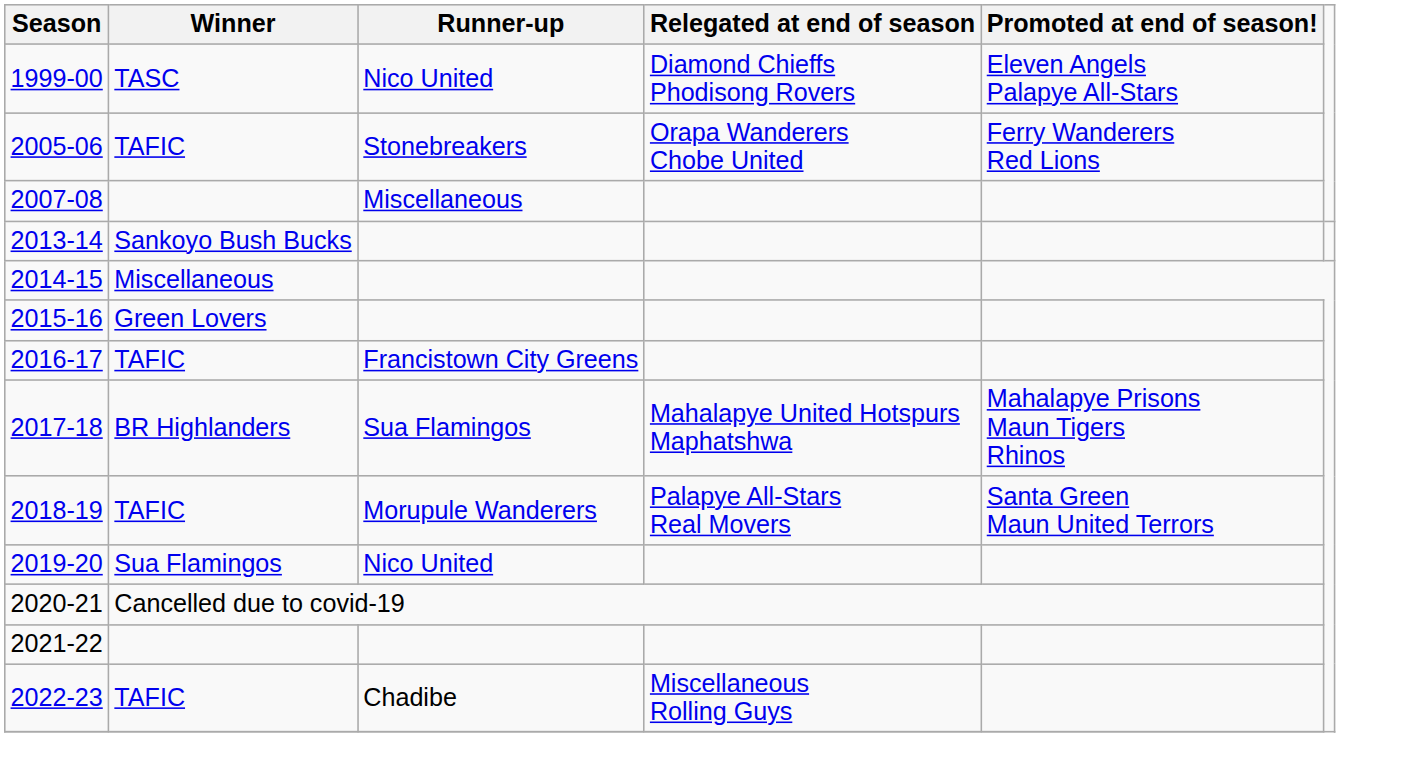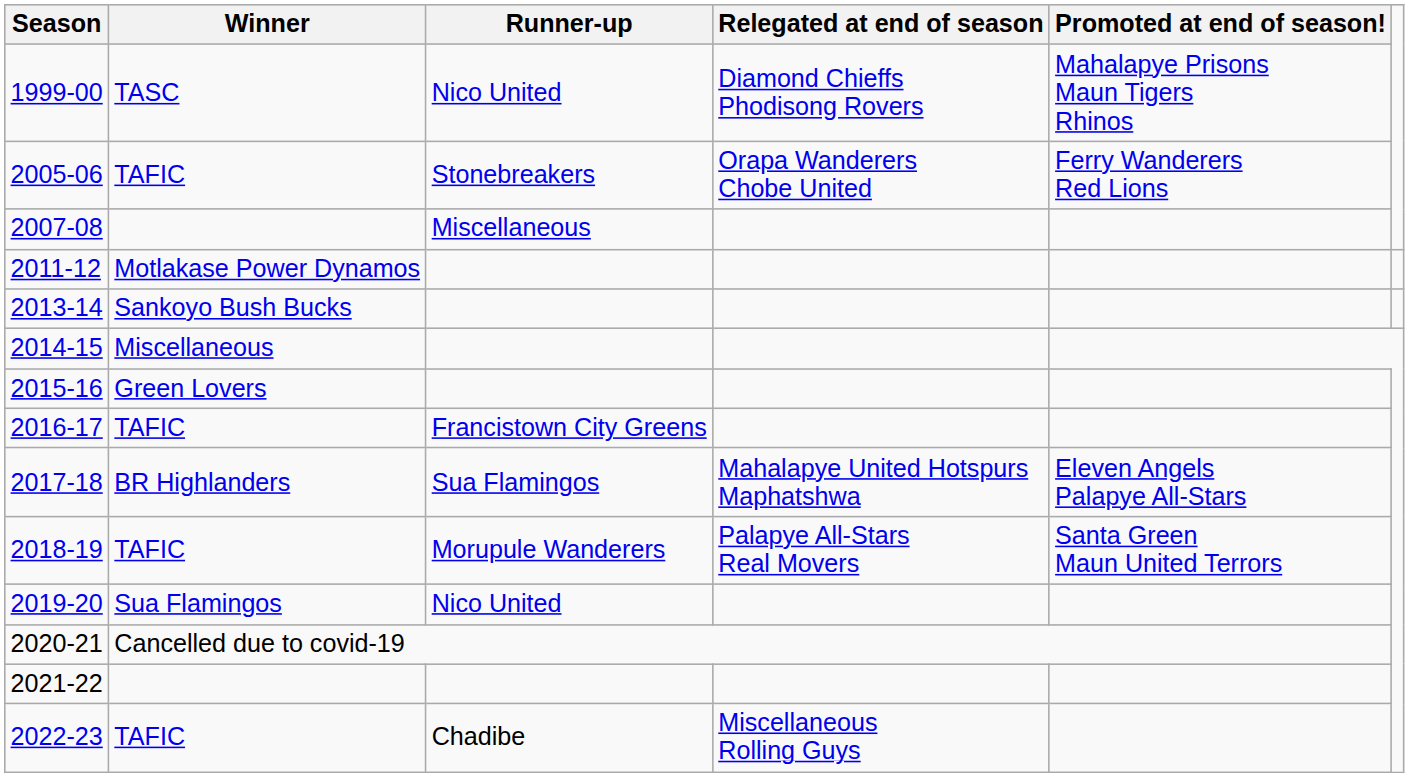(1082, 78) Eleven Angels Palapye All-Stars -> (1162, 92) Mahalapye Prisons Maun Tigers Rhinos
+ row: (56, 268)
(1094, 427) Mahalapye Prisons Maun Tigers Rhinos -> (1151, 481) Eleven Angels Palapye All-Stars
